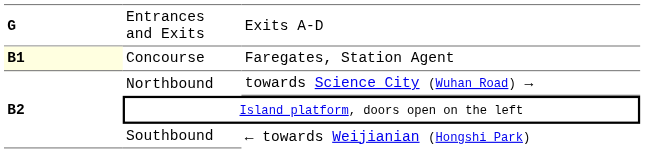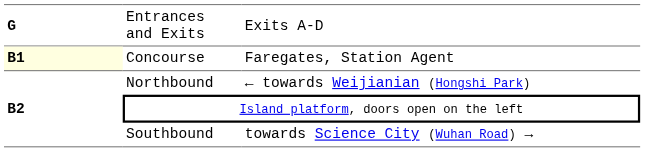(389, 83) towards Science City (Wuhan Road) → -> (388, 83) ← towards Weijianian (Hongshi Park)
(388, 136) ← towards Weijianian (Hongshi Park) -> (389, 134) towards Science City (Wuhan Road) →
